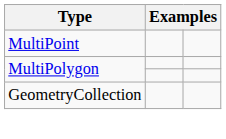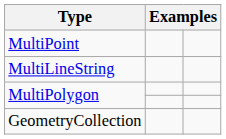+ row: (61, 69)
